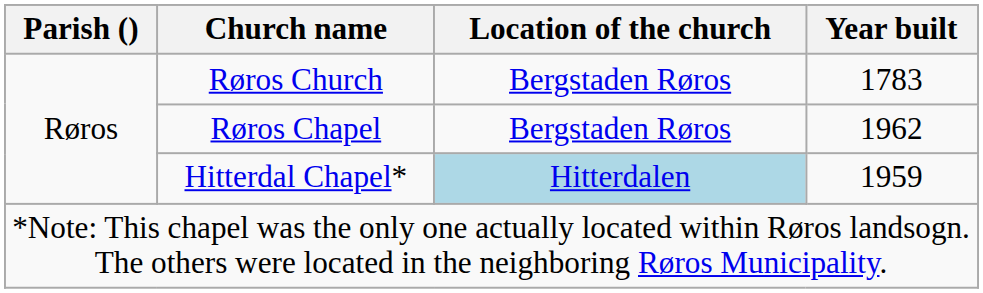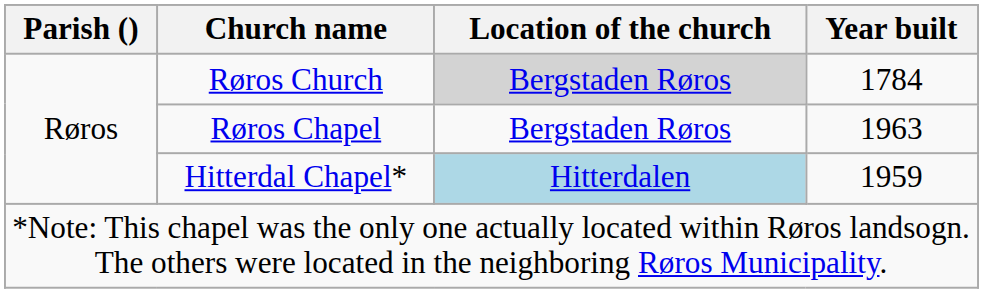(620, 78) no background -> (620, 78) lightgrey background
(891, 78) 1783 -> (891, 78) 1784
(891, 128) 1962 -> (891, 128) 1963
